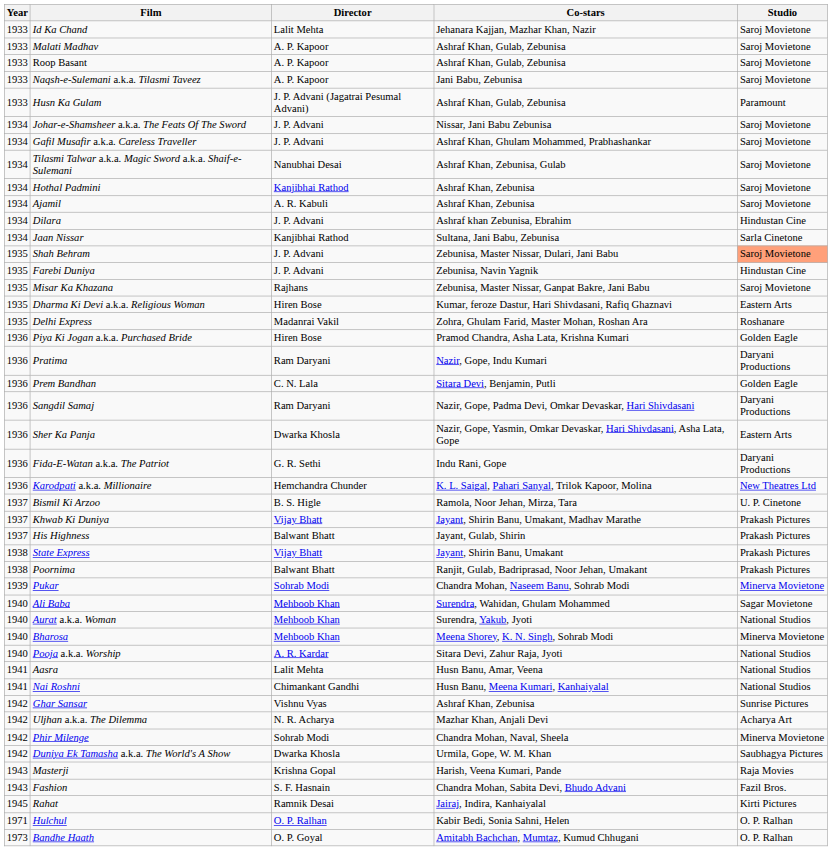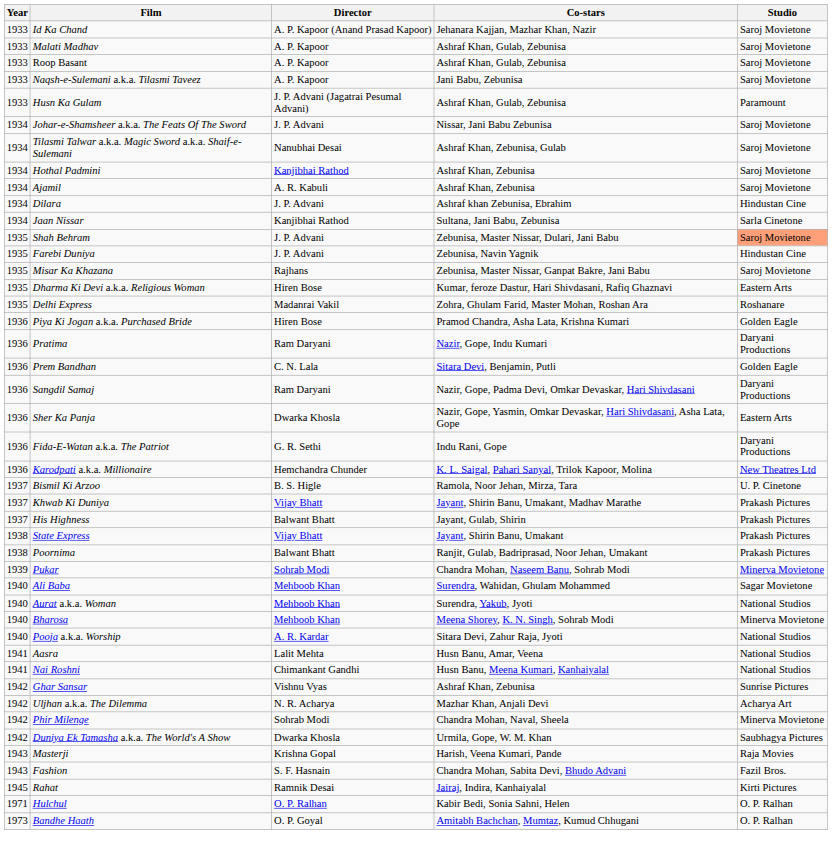(299, 29) Lalit Mehta -> (353, 29) A. P. Kapoor (Anand Prasad Kapoor)
- row: (115, 141)
